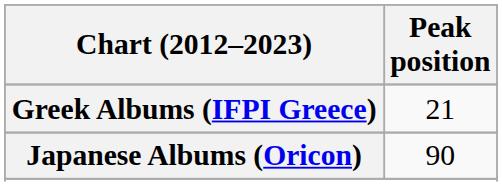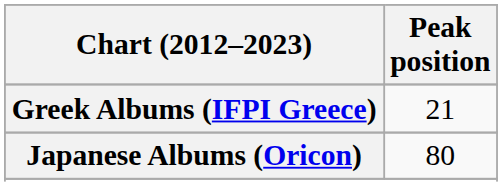(440, 155) 90 -> (440, 155) 80
